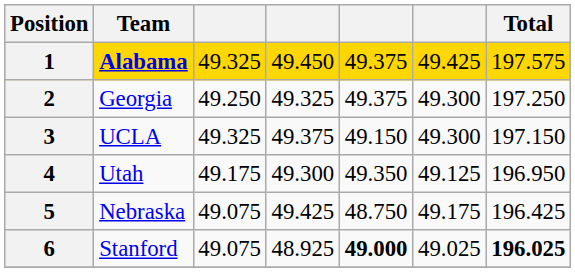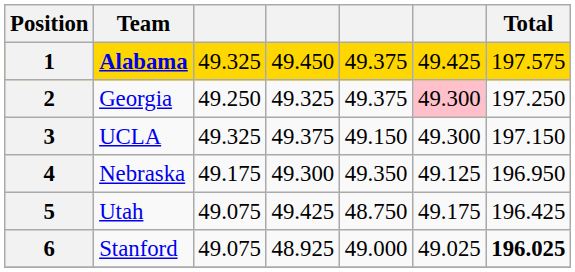(449, 98) no background -> (449, 98) pink background
(121, 173) Utah -> (142, 173) Nebraska
(142, 211) Nebraska -> (121, 211) Utah
(376, 249) bold -> (376, 249) normal
